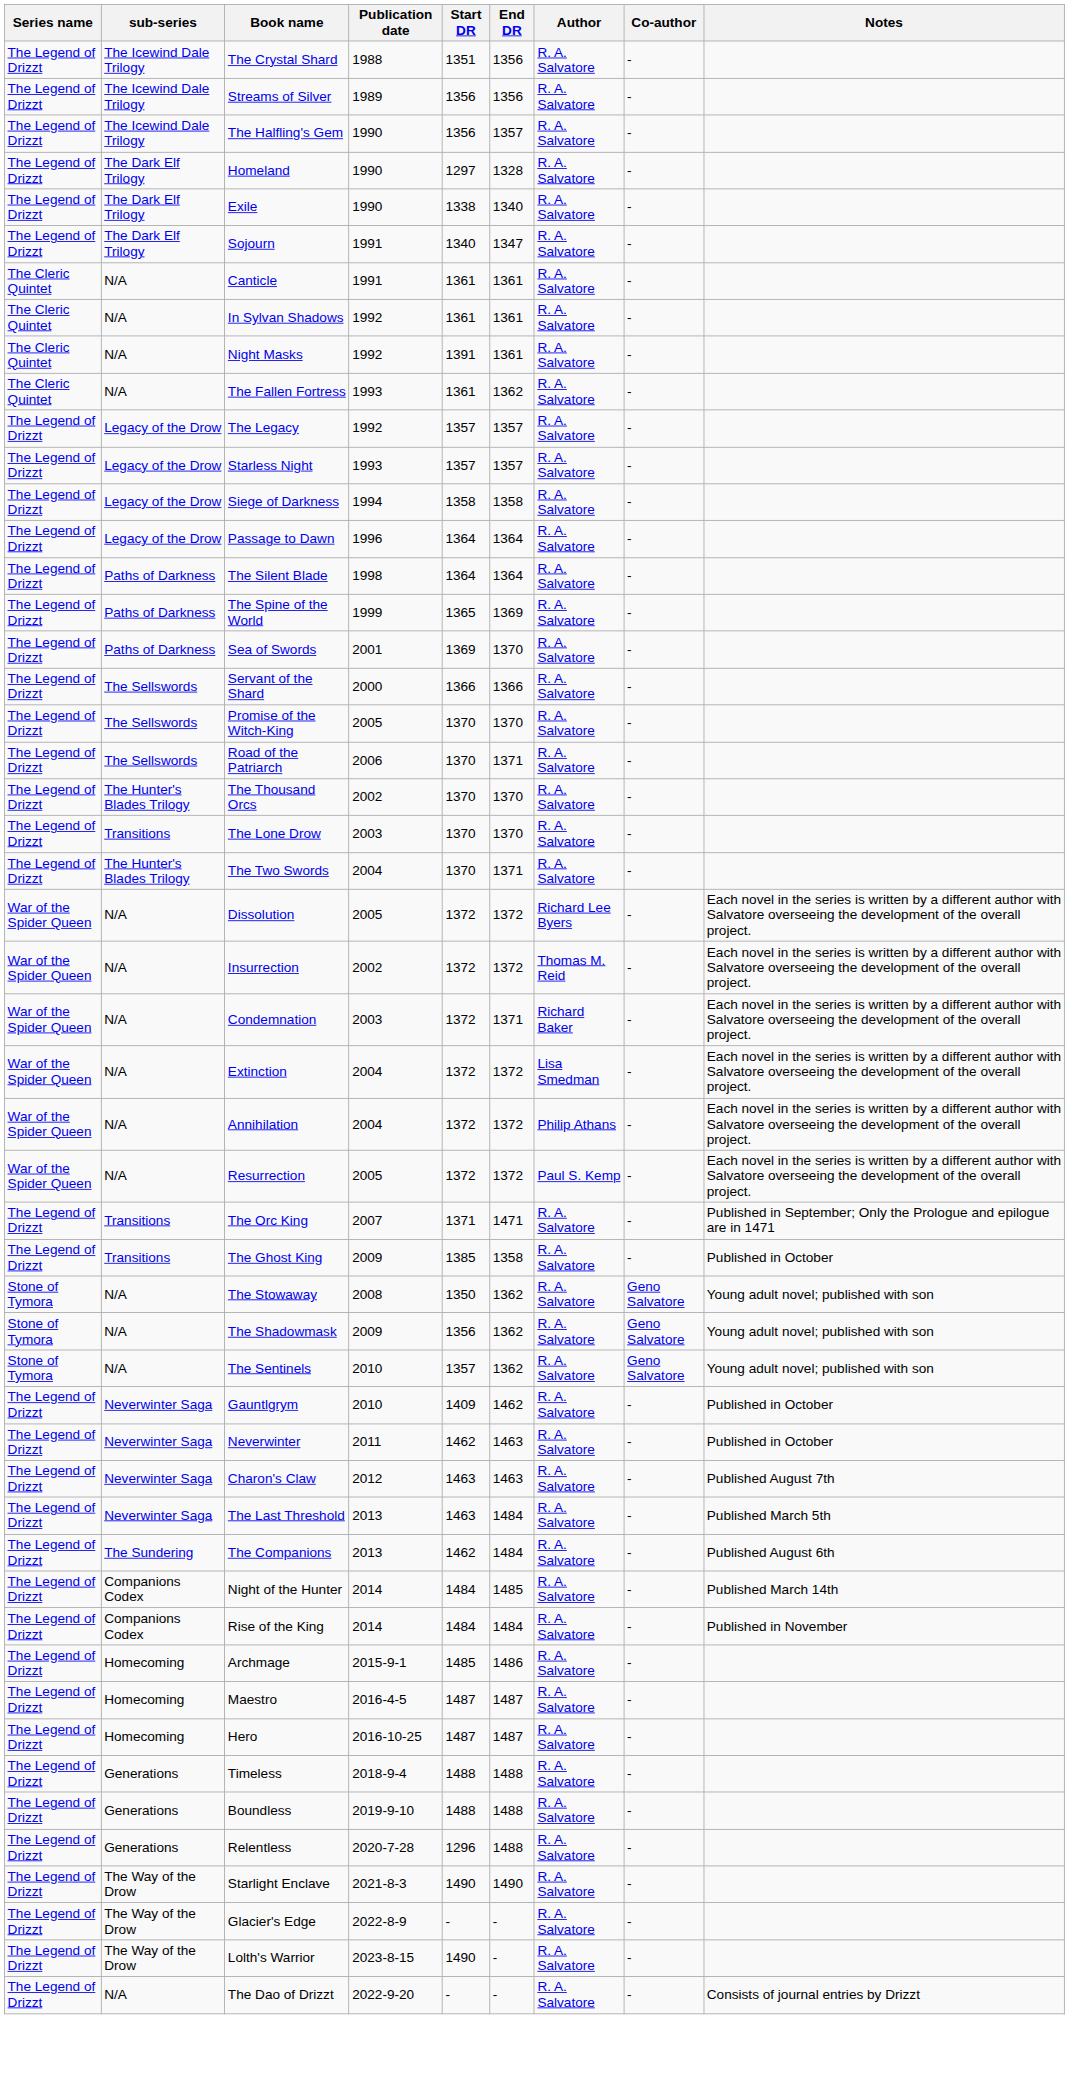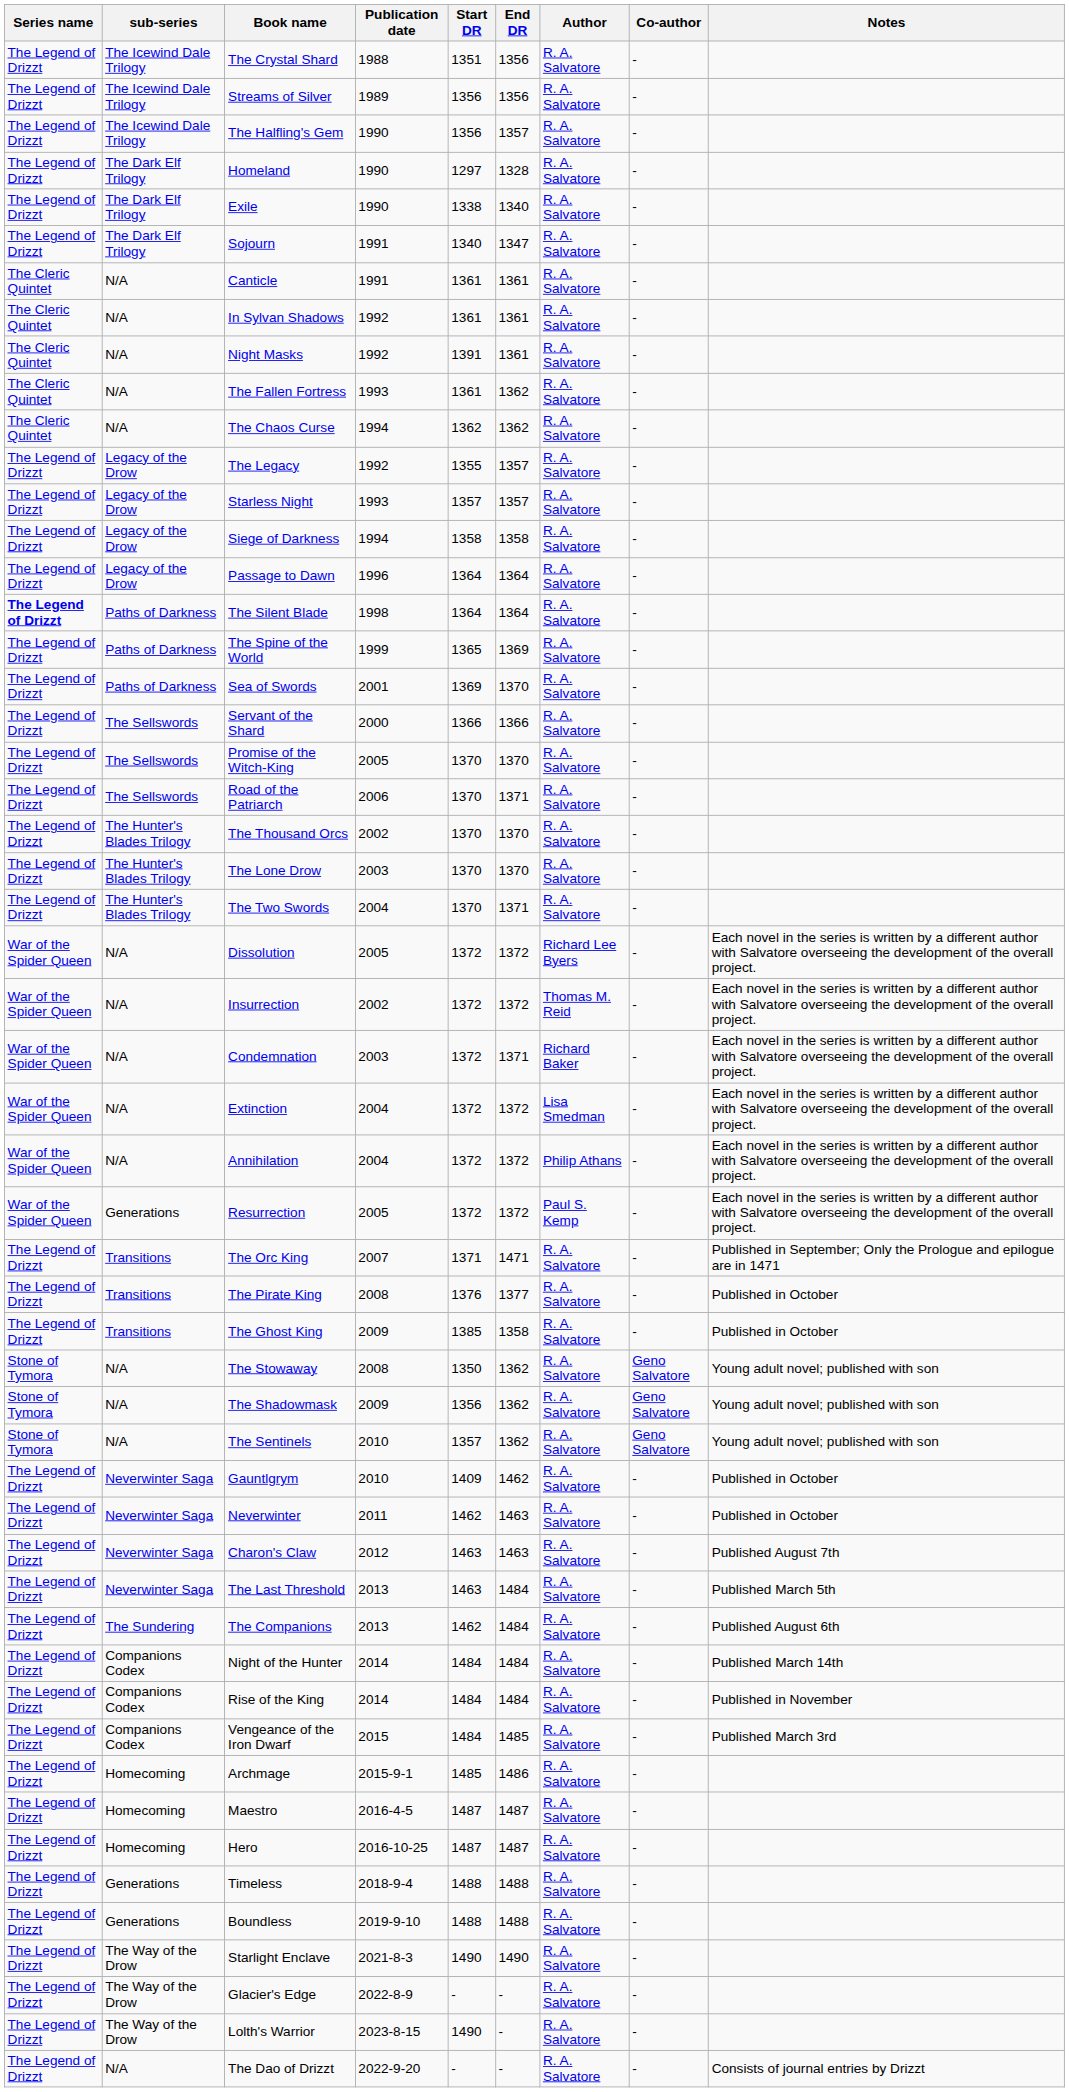+ row: (281, 428)
(461, 428) 1357 -> (466, 465) 1355
(51, 575) normal -> (46, 612) bold
(137, 834) Transitions -> (148, 870) The Hunter's Blades Trilogy
(116, 1176) N/A -> (142, 1213) Generations
+ row: (275, 1294)
(508, 1589) 1485 -> (514, 1663) 1484
+ row: (281, 1736)
- row: (260, 1847)
